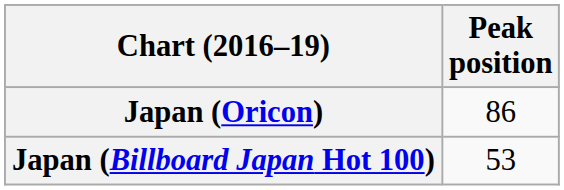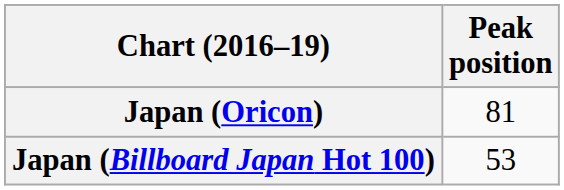(501, 111) 86 -> (501, 111) 81
